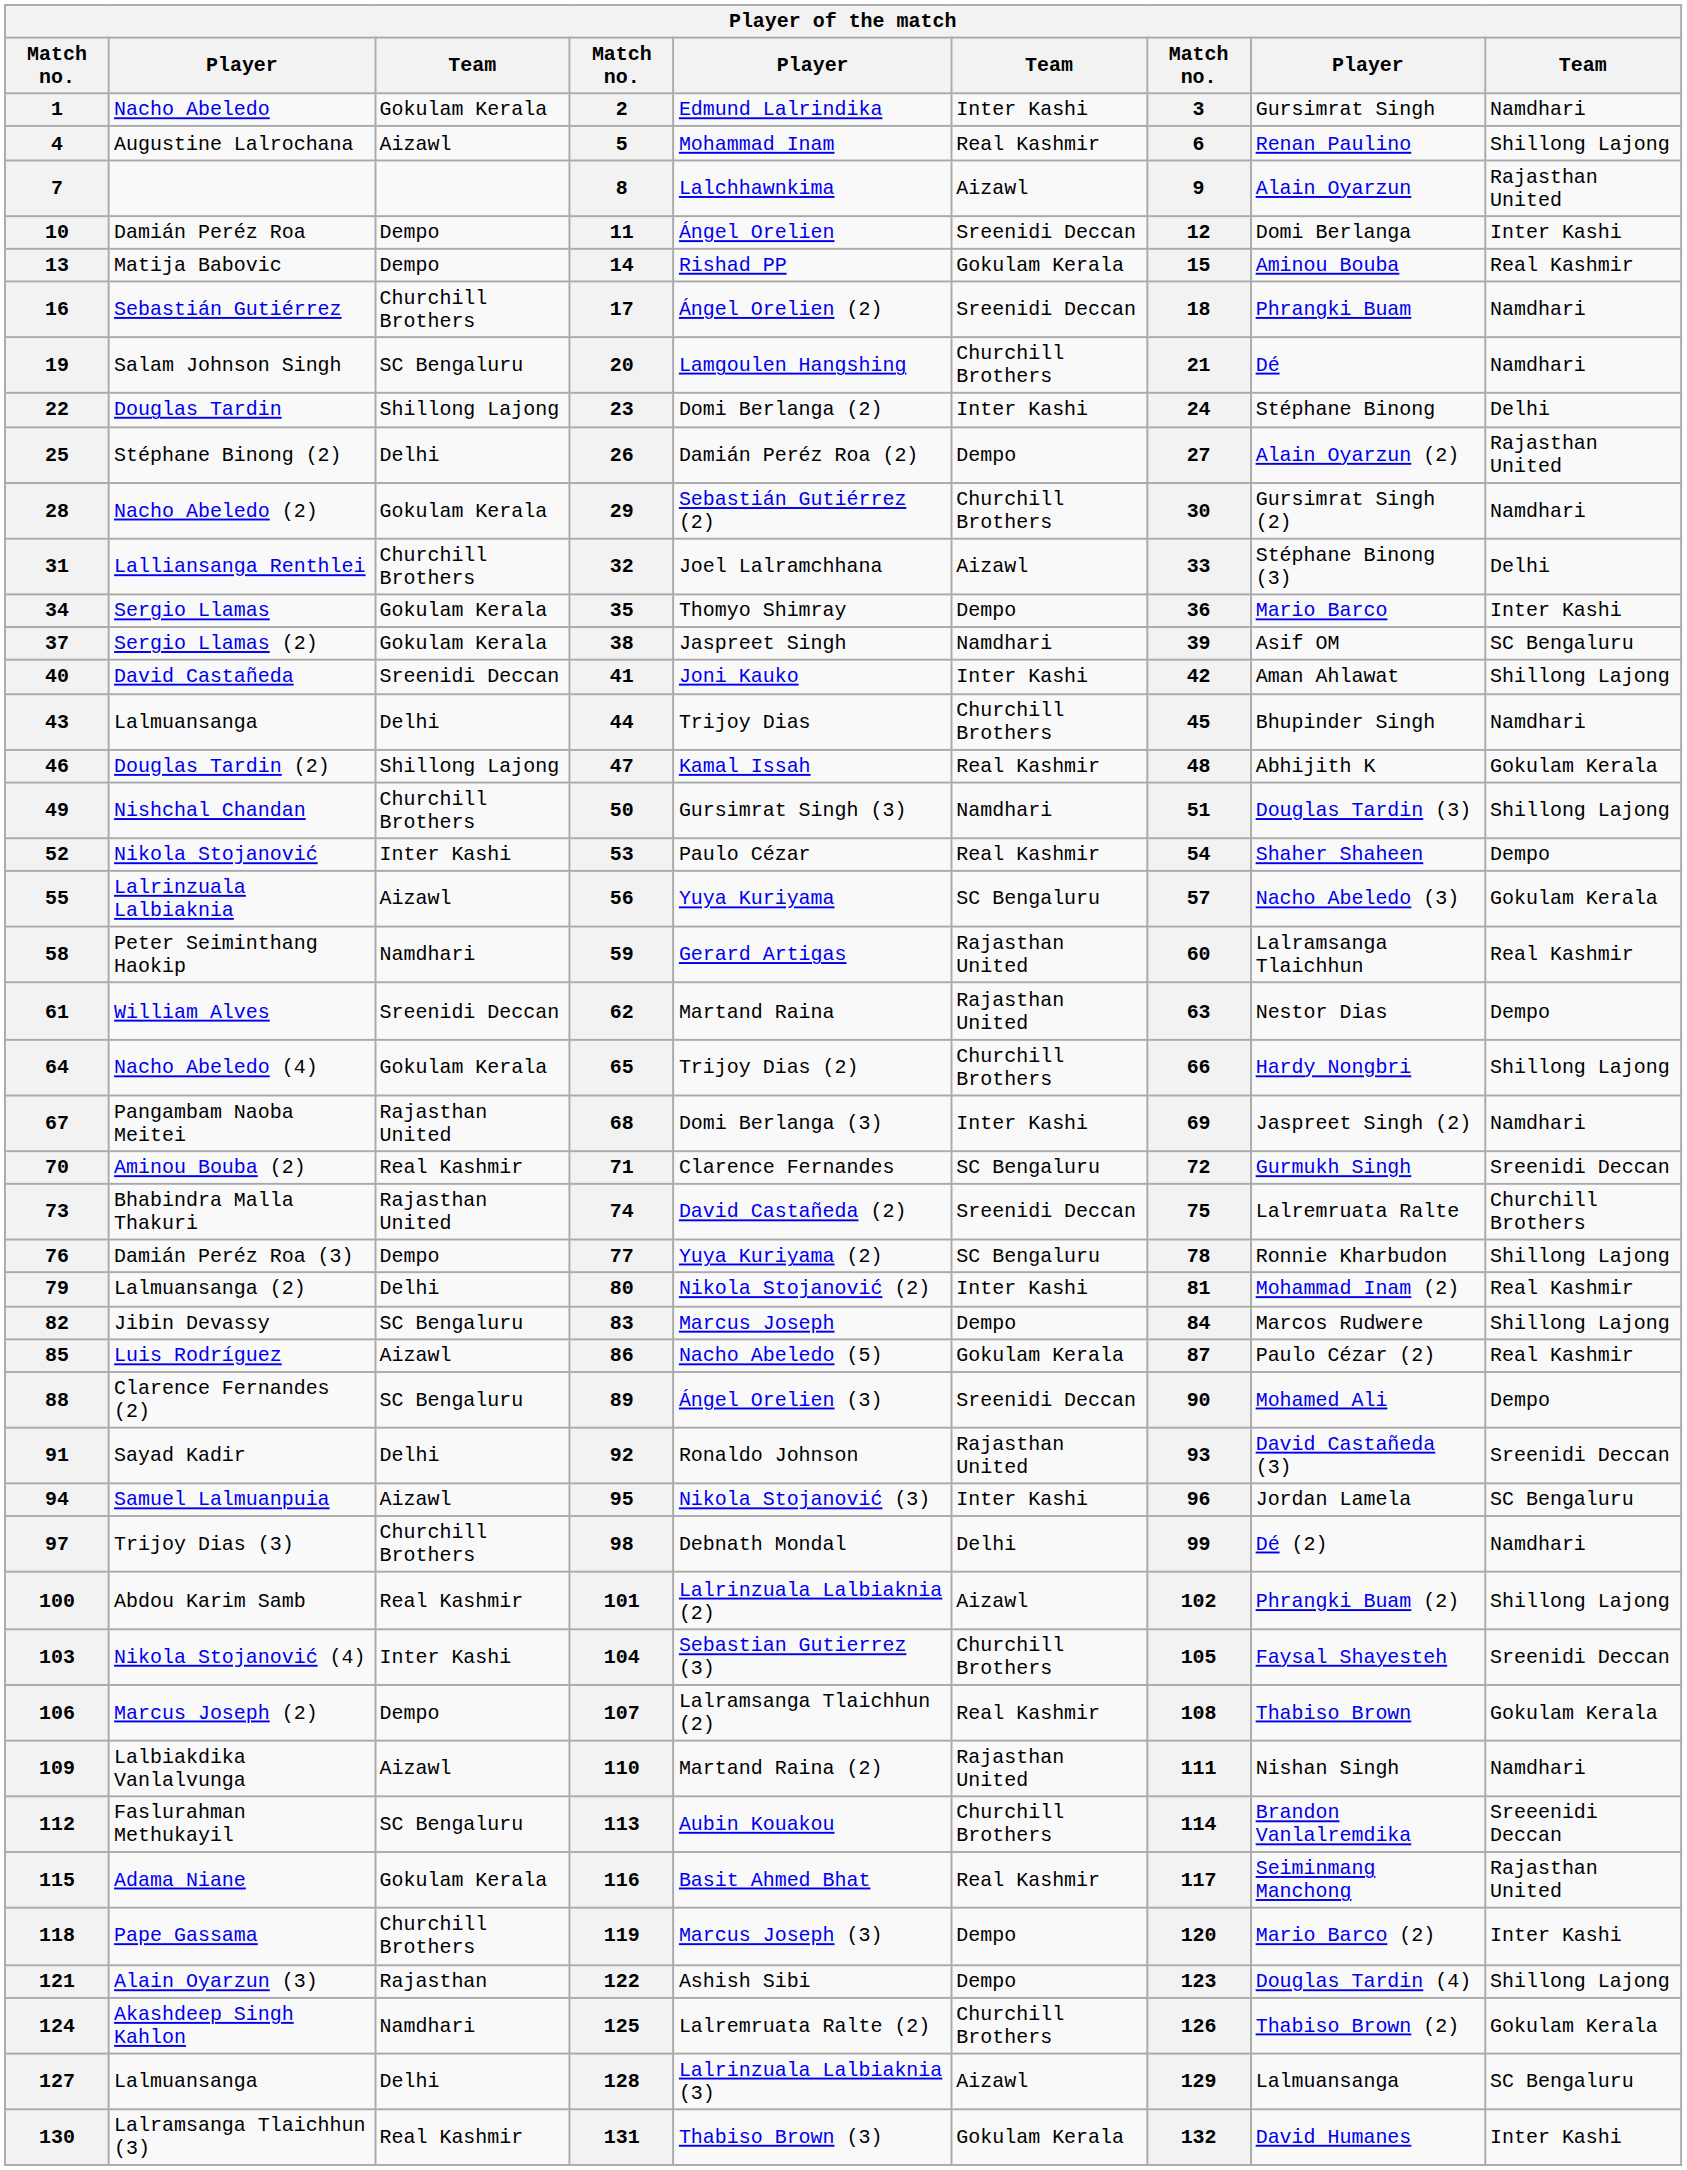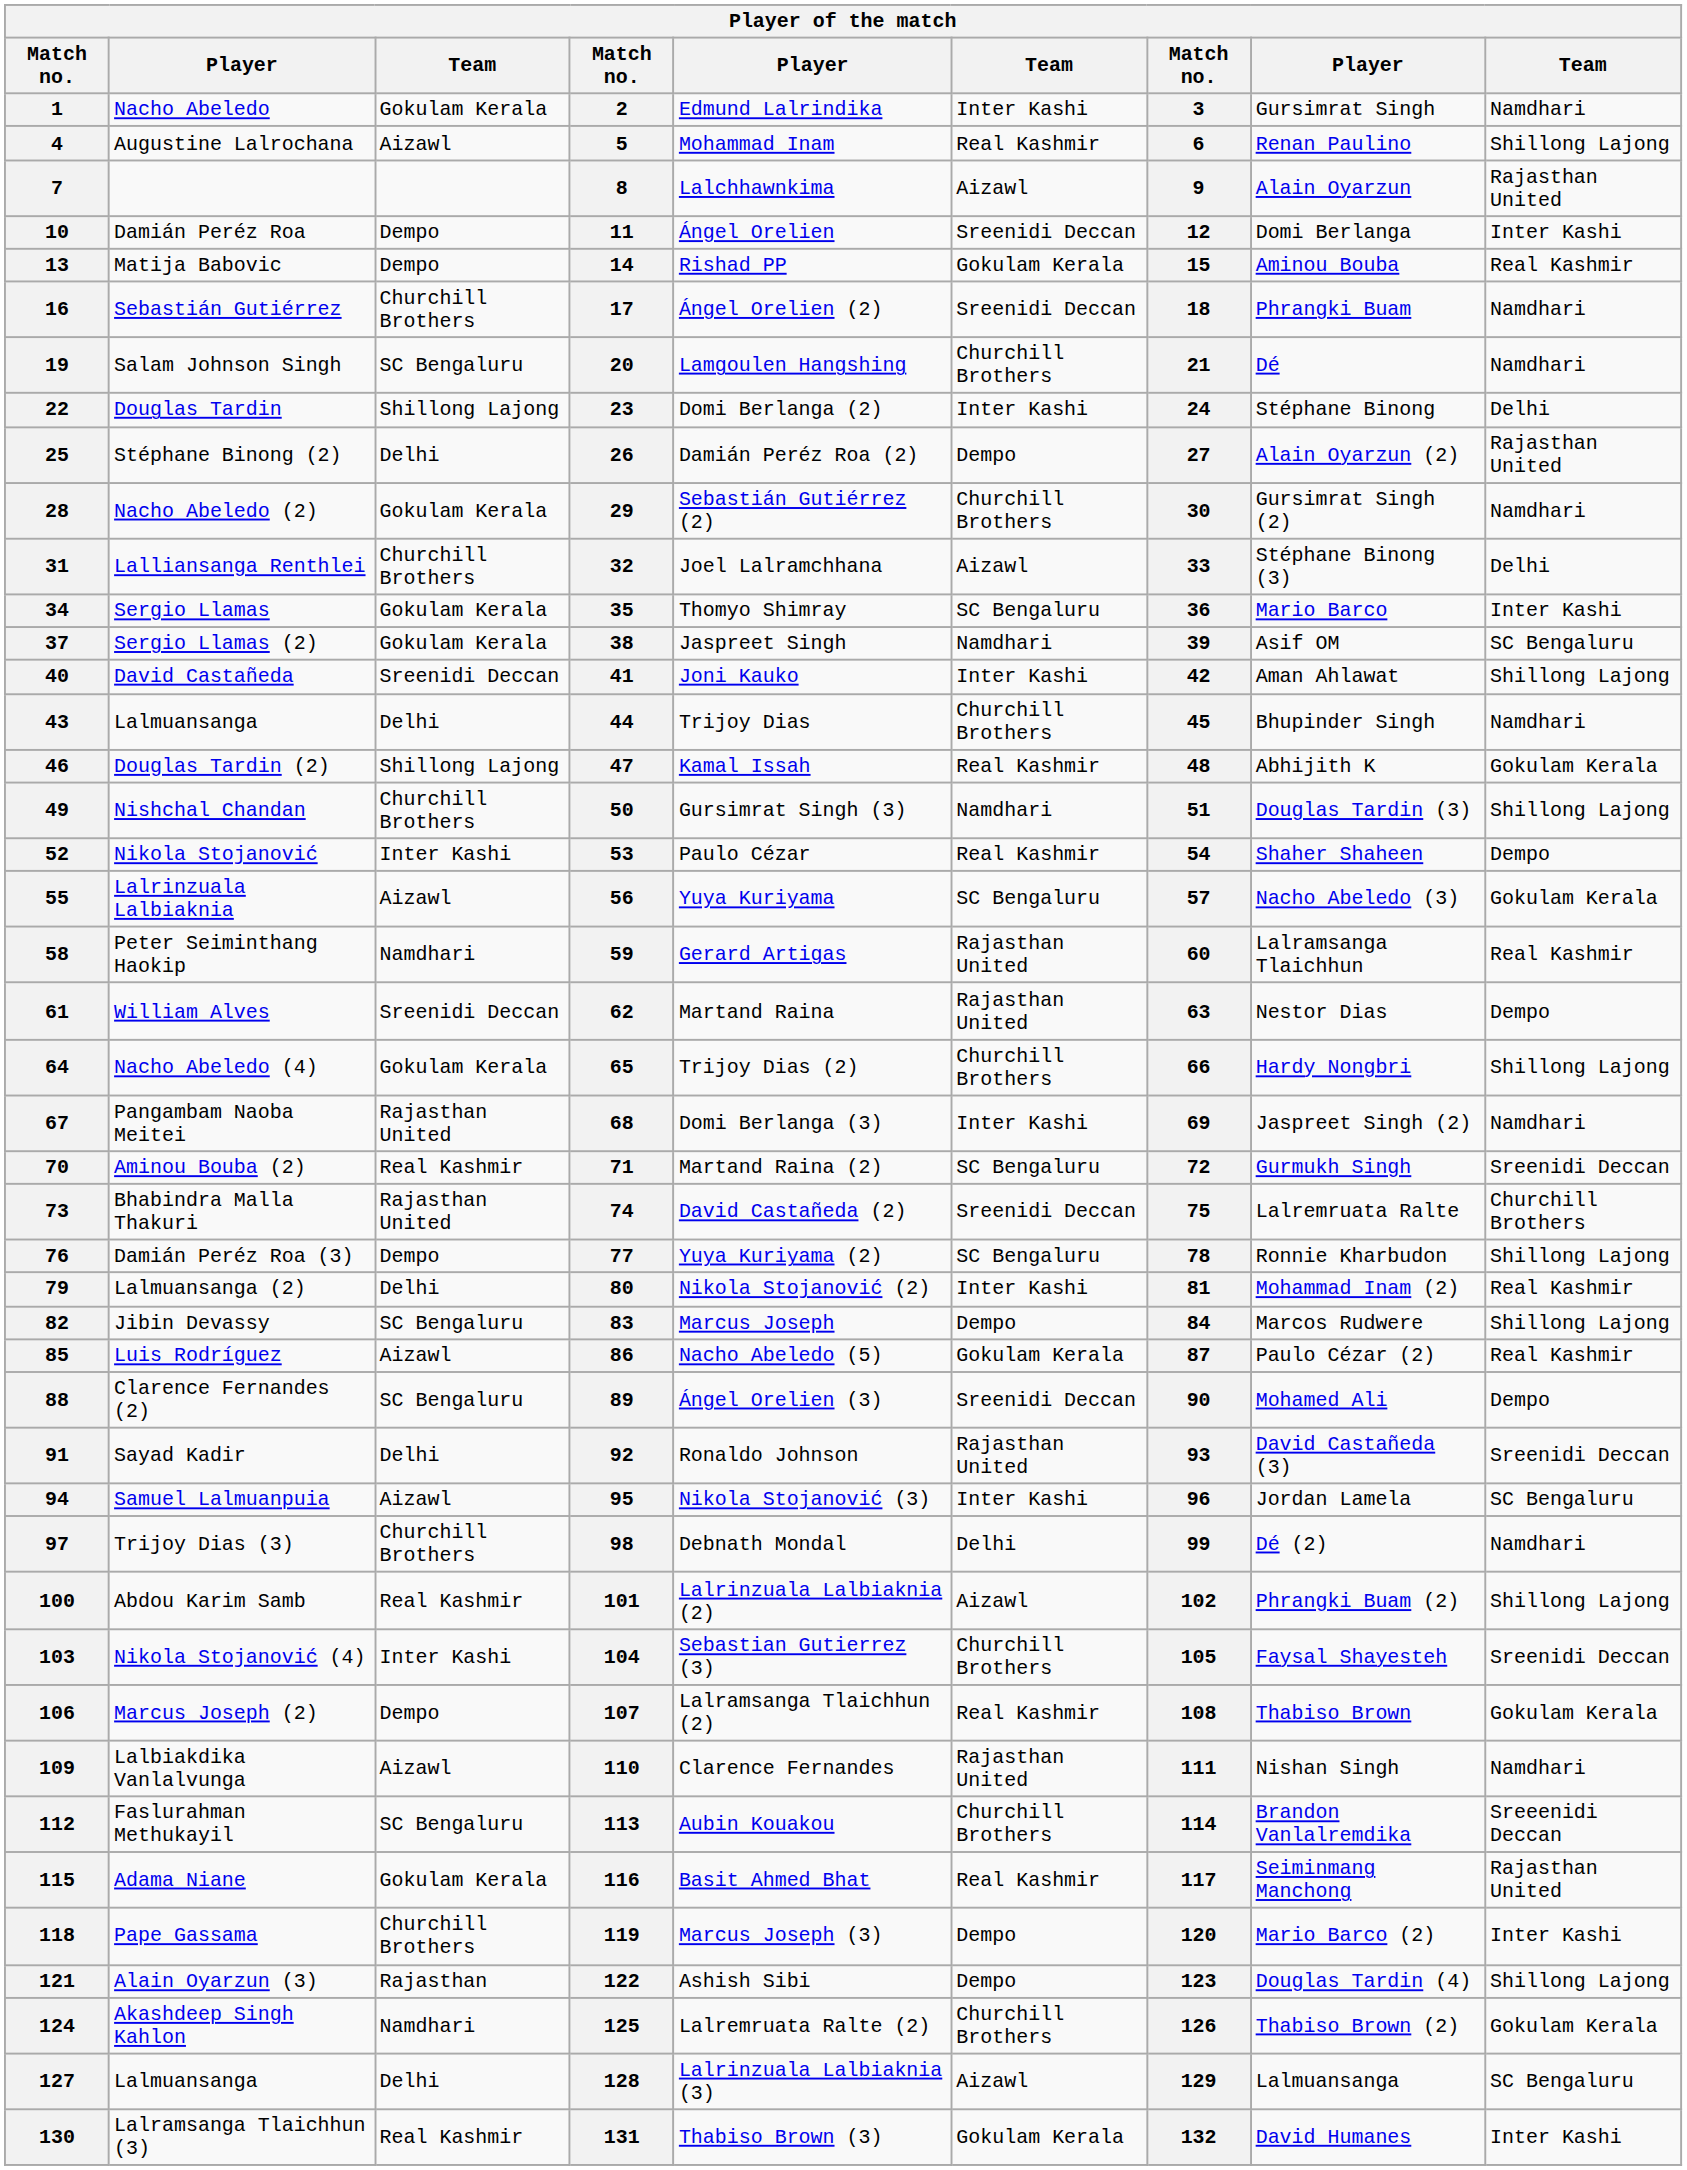(986, 611) Dempo -> (1028, 611) SC Bengaluru
(787, 1168) Clarence Fernandes -> (781, 1168) Martand Raina (2)
(781, 1769) Martand Raina (2) -> (787, 1769) Clarence Fernandes
